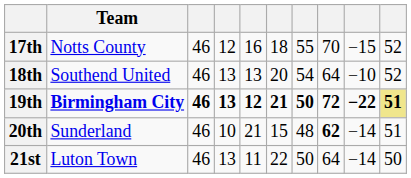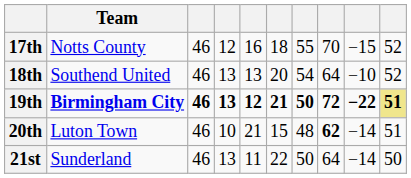(91, 131) Sunderland -> (94, 131) Luton Town
(94, 159) Luton Town -> (91, 159) Sunderland
